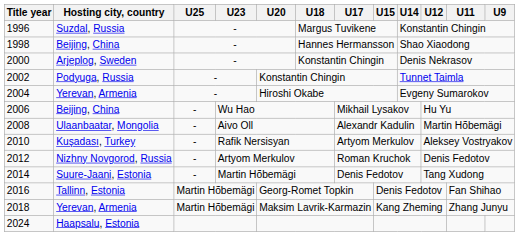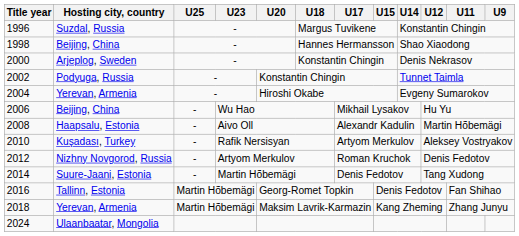(107, 126) Ulaanbaatar, Mongolia -> (98, 126) Haapsalu, Estonia
(98, 223) Haapsalu, Estonia -> (107, 223) Ulaanbaatar, Mongolia
